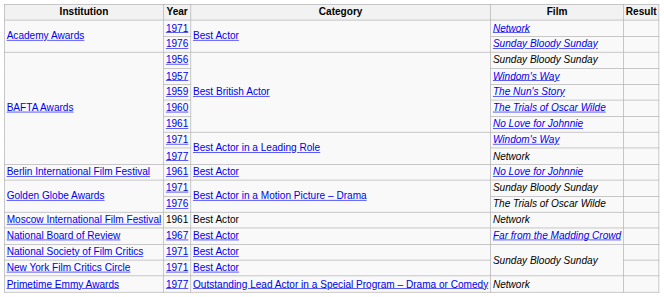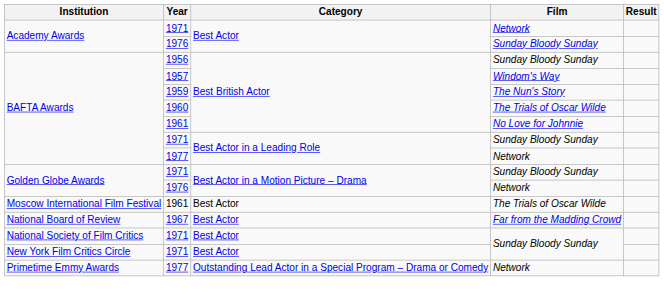(526, 140) Windom's Way -> (545, 140) Sunday Bloody Sunday
- row: (78, 172)
(549, 204) The Trials of Oscar Wilde -> (511, 188) Network
(511, 220) Network -> (549, 204) The Trials of Oscar Wilde
